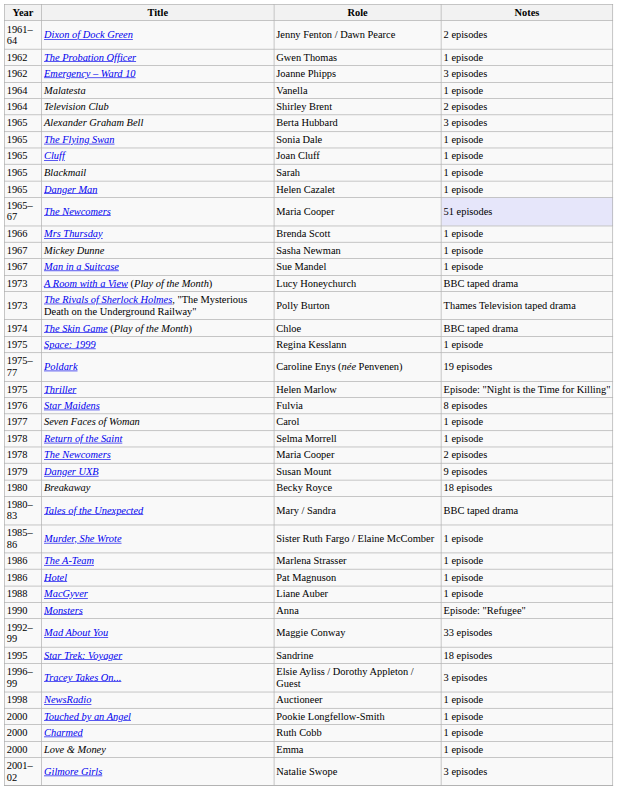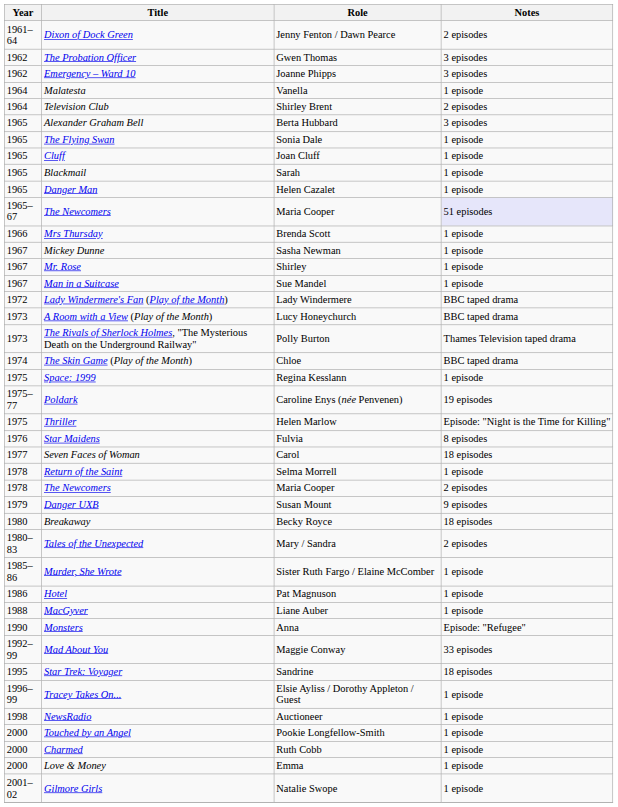(463, 57) 1 episode -> (465, 57) 3 episodes
+ row: (17, 267)
+ row: (17, 300)
(463, 422) 1 episode -> (468, 455) 18 episodes
(481, 510) BBC taped drama -> (465, 543) 2 episodes
- row: (17, 561)
(465, 677) 3 episodes -> (463, 694) 1 episode
(465, 771) 3 episodes -> (463, 788) 1 episode
